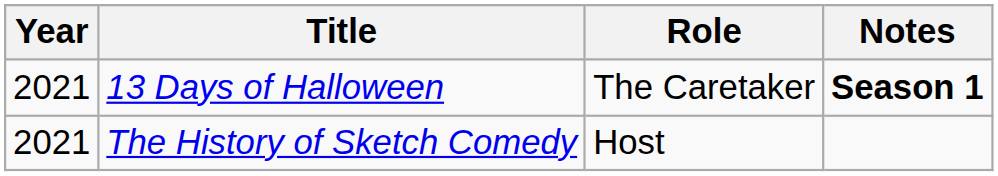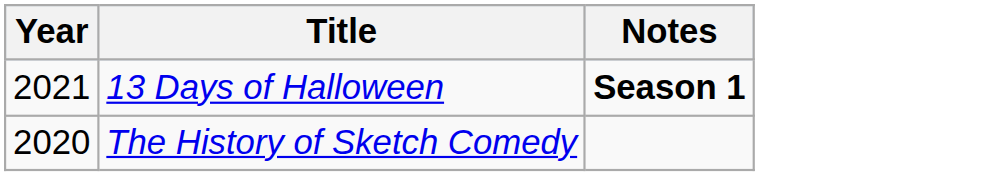- column: (704, 32)
(52, 142) 2021 -> (52, 142) 2020
